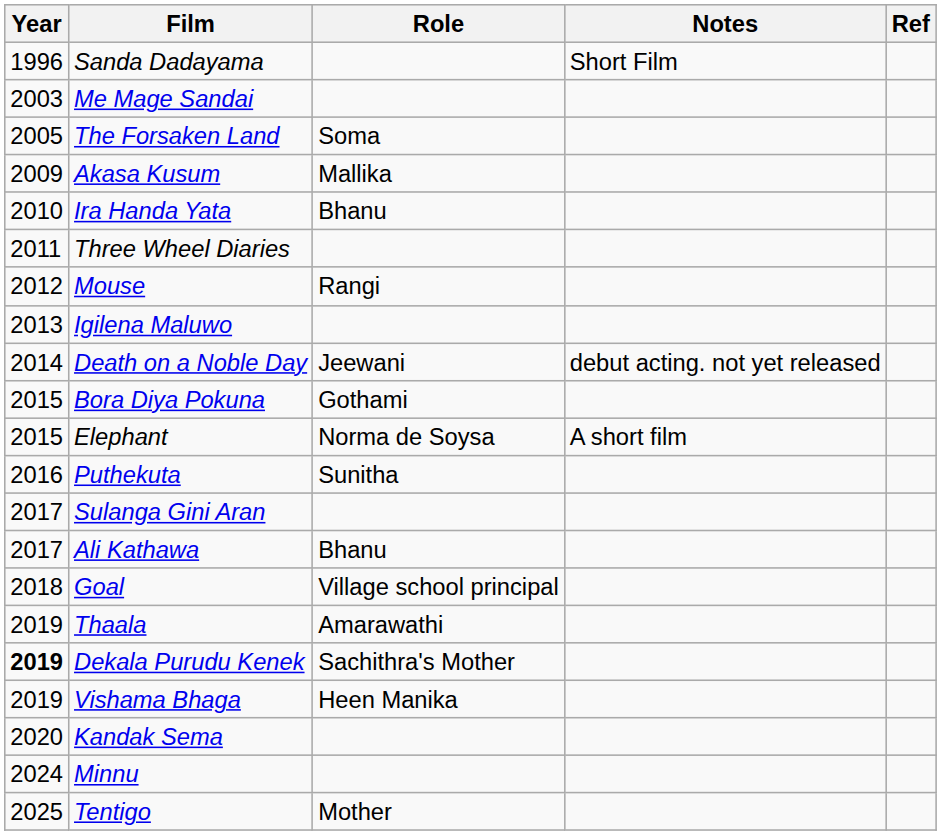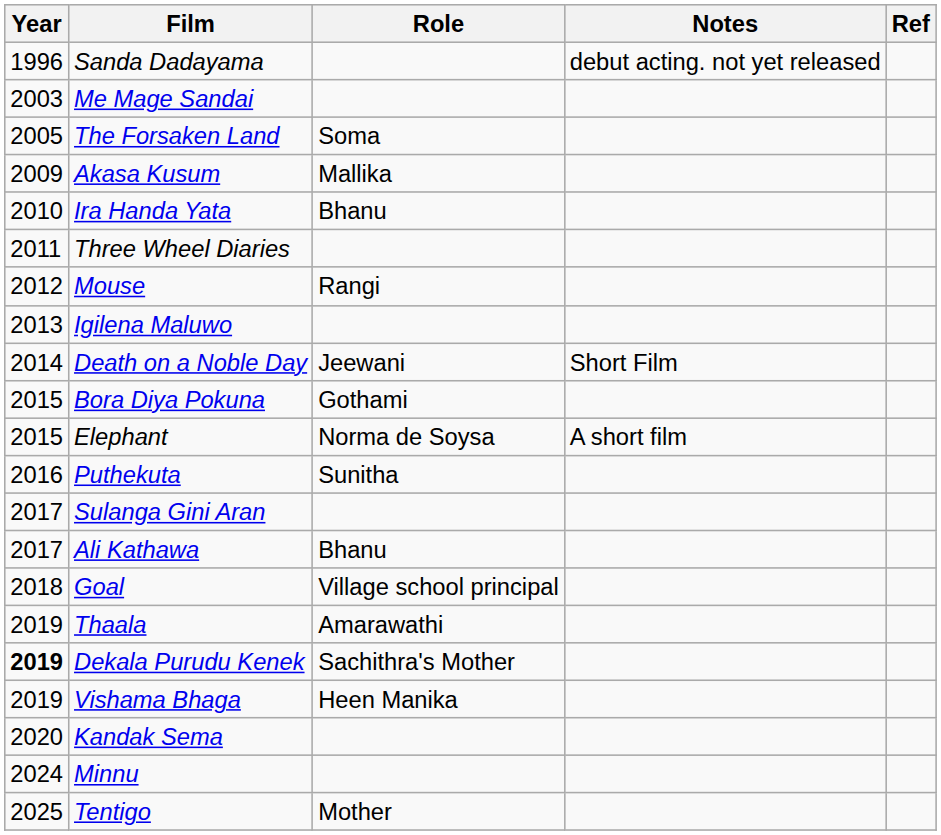(624, 61) Short Film -> (725, 61) debut acting. not yet released
(725, 362) debut acting. not yet released -> (624, 362) Short Film
